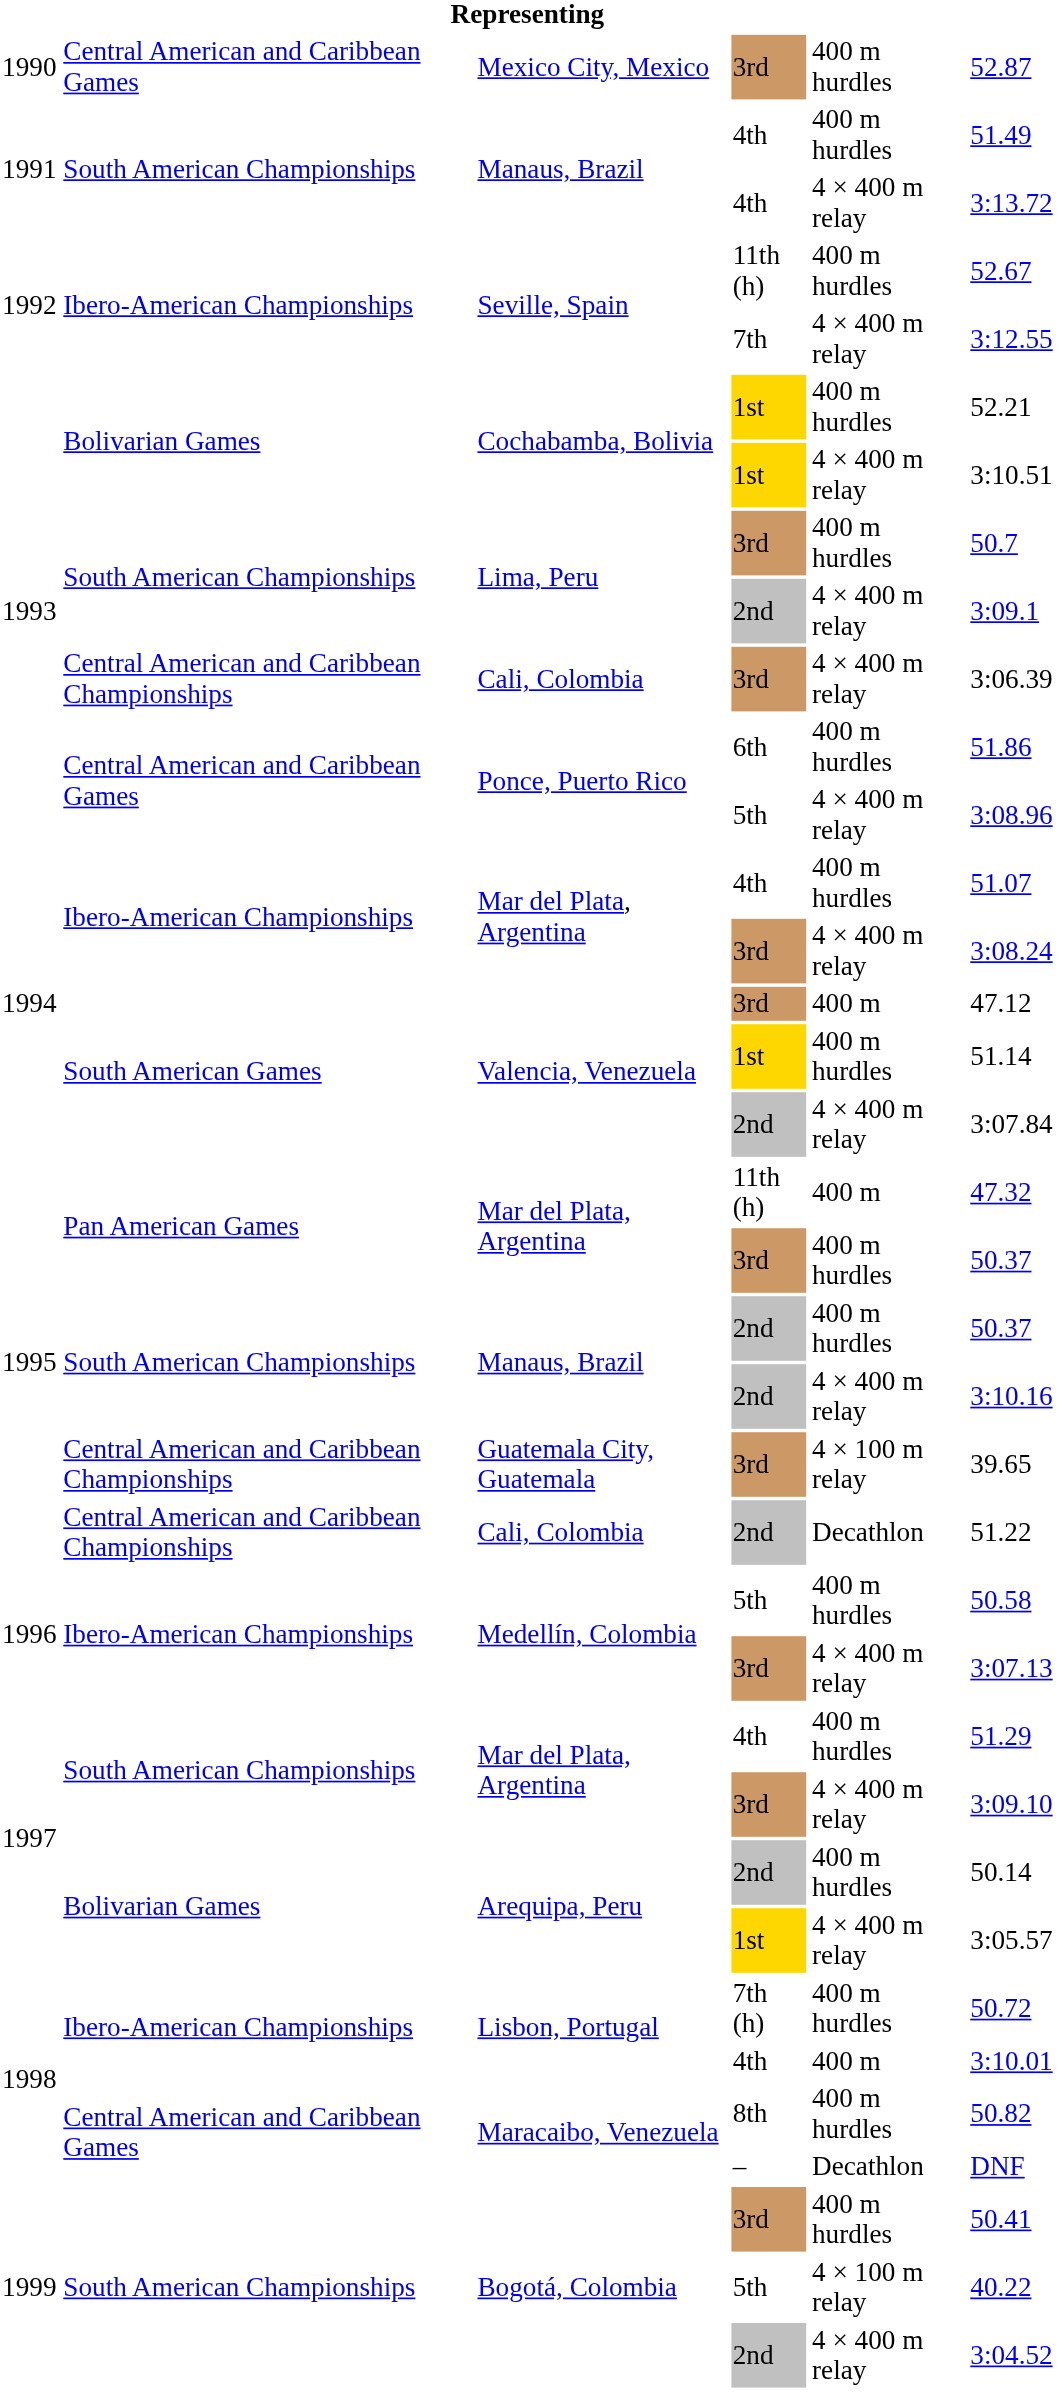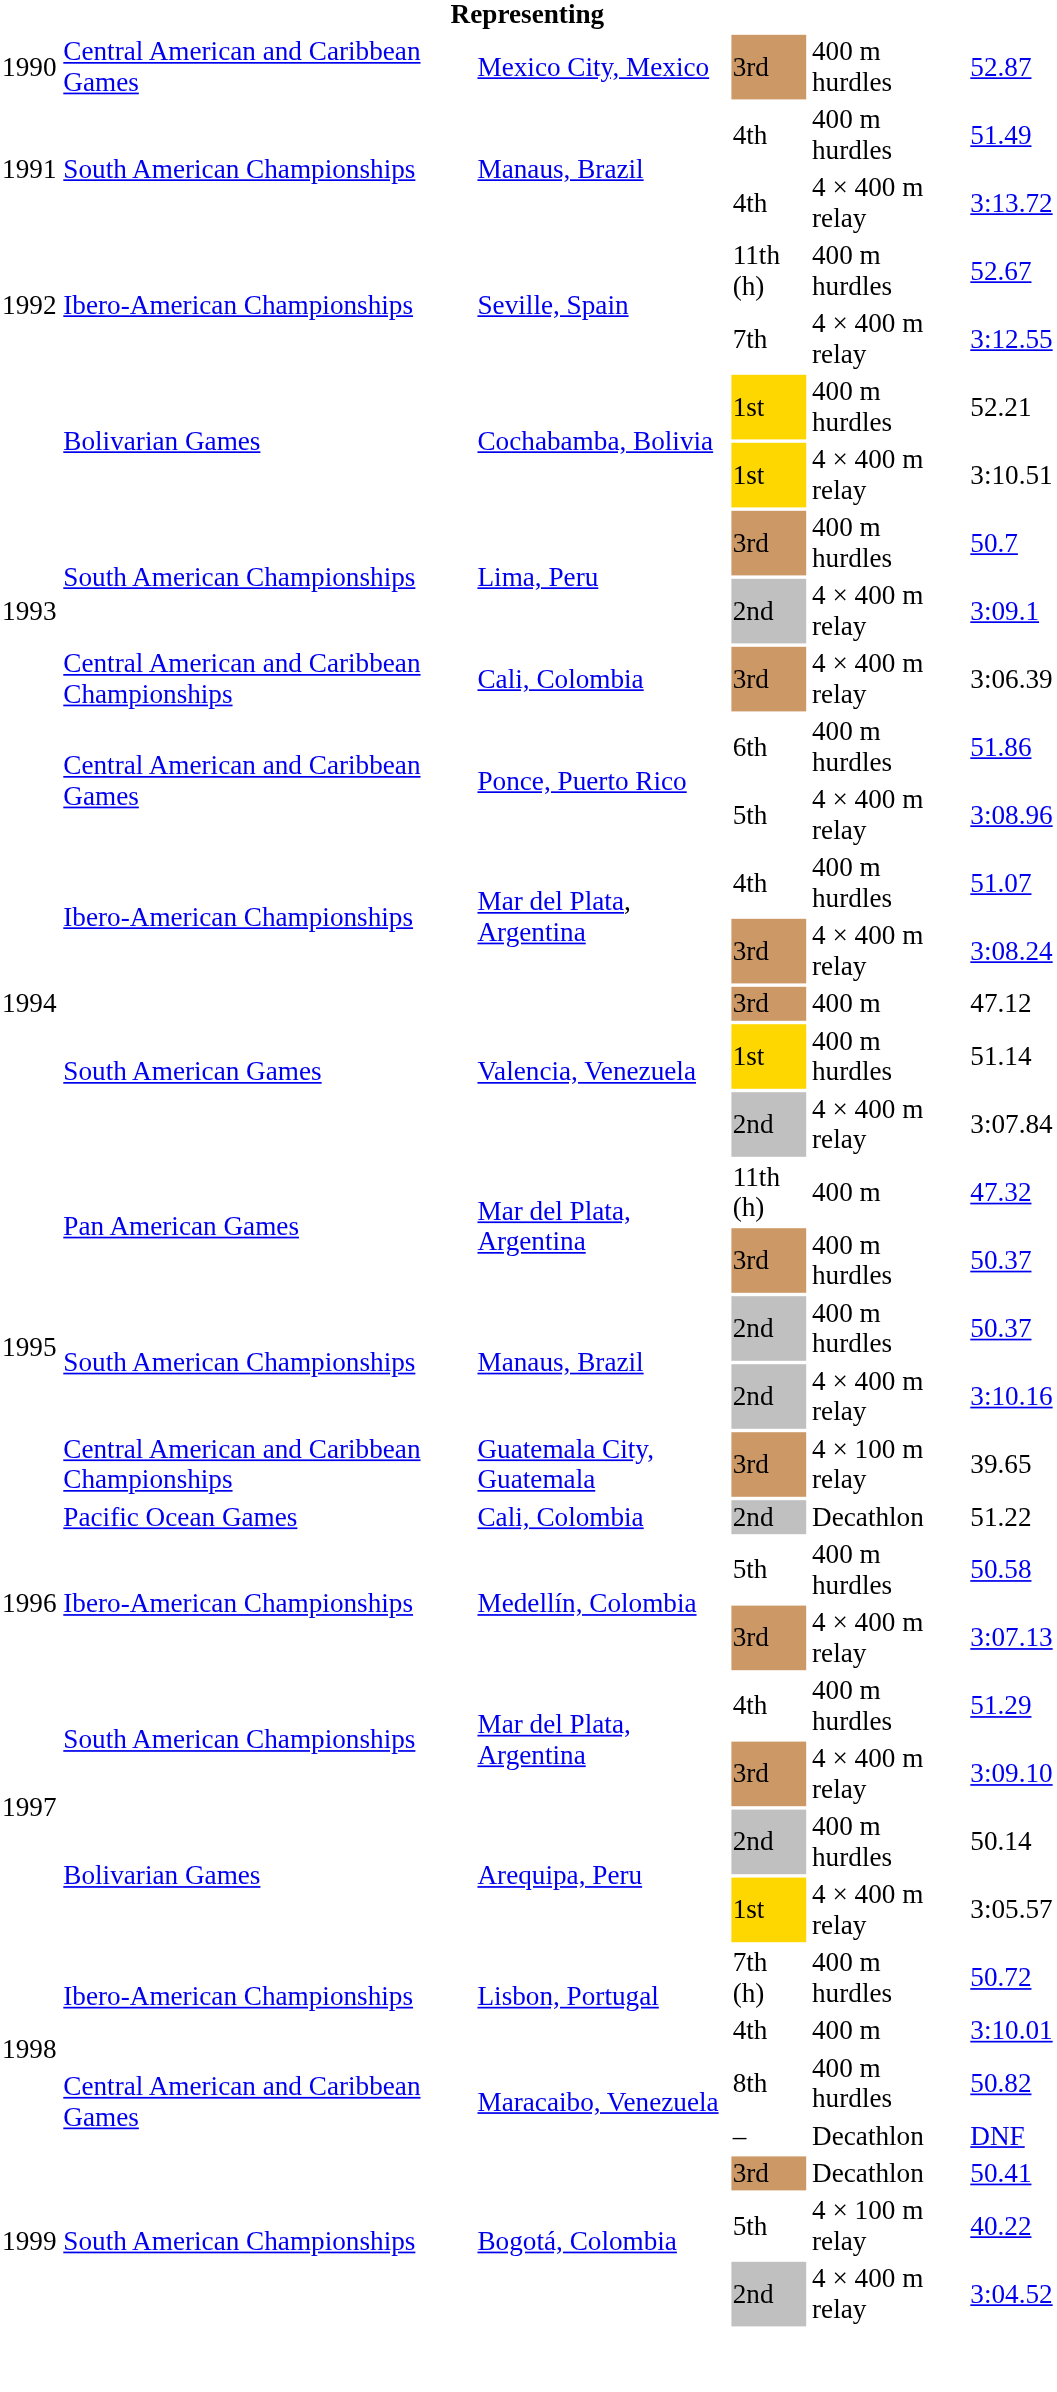(242, 1532) Central American and Caribbean Championships -> (180, 1516) Pacific Ocean Games
(852, 2218) 400 m hurdles -> (868, 2173) Decathlon
